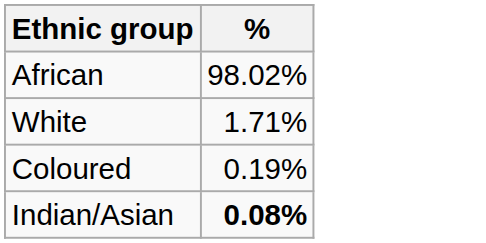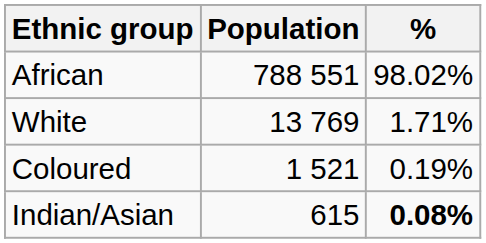+ column: (283, 28)
